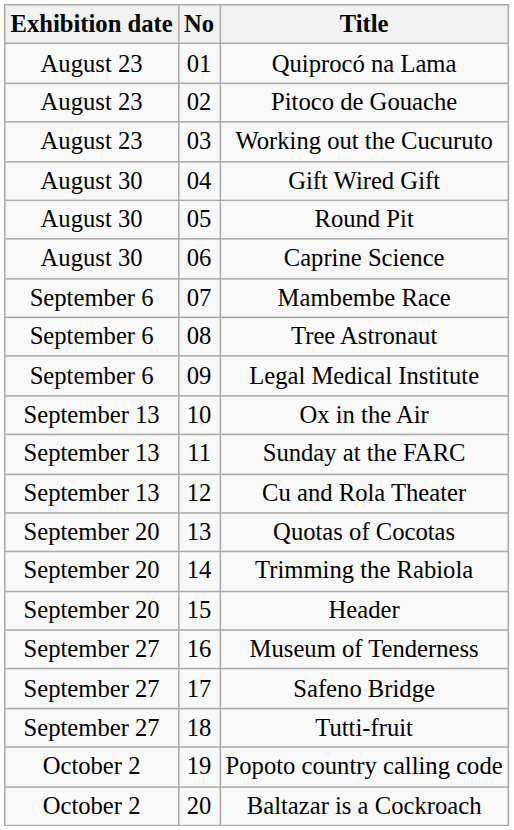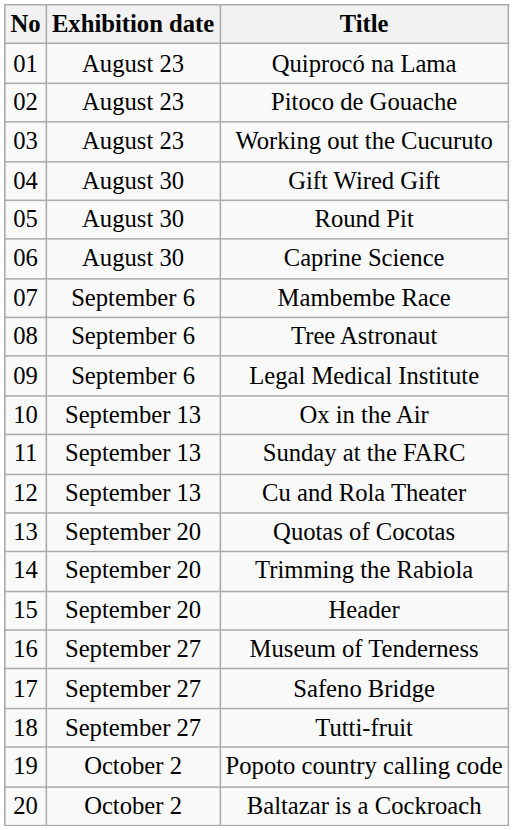columns swapped: (199, 24) <-> (92, 24)
